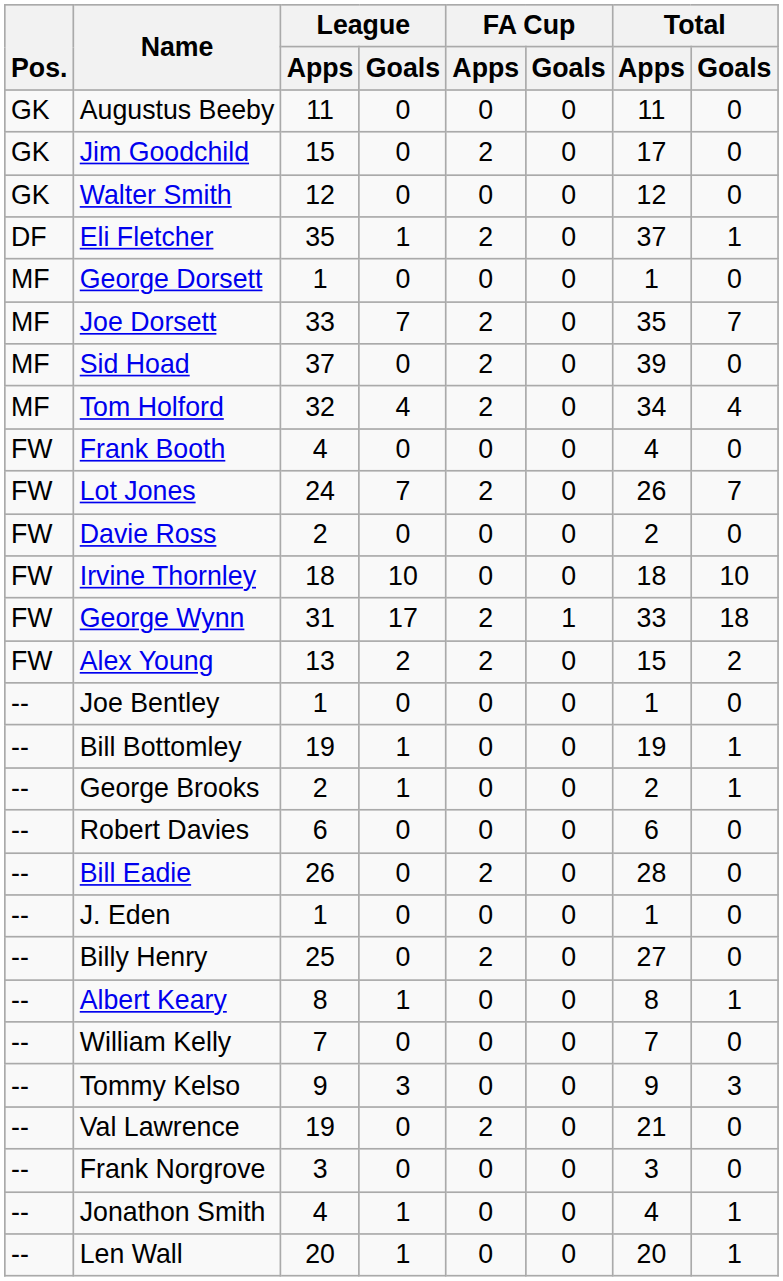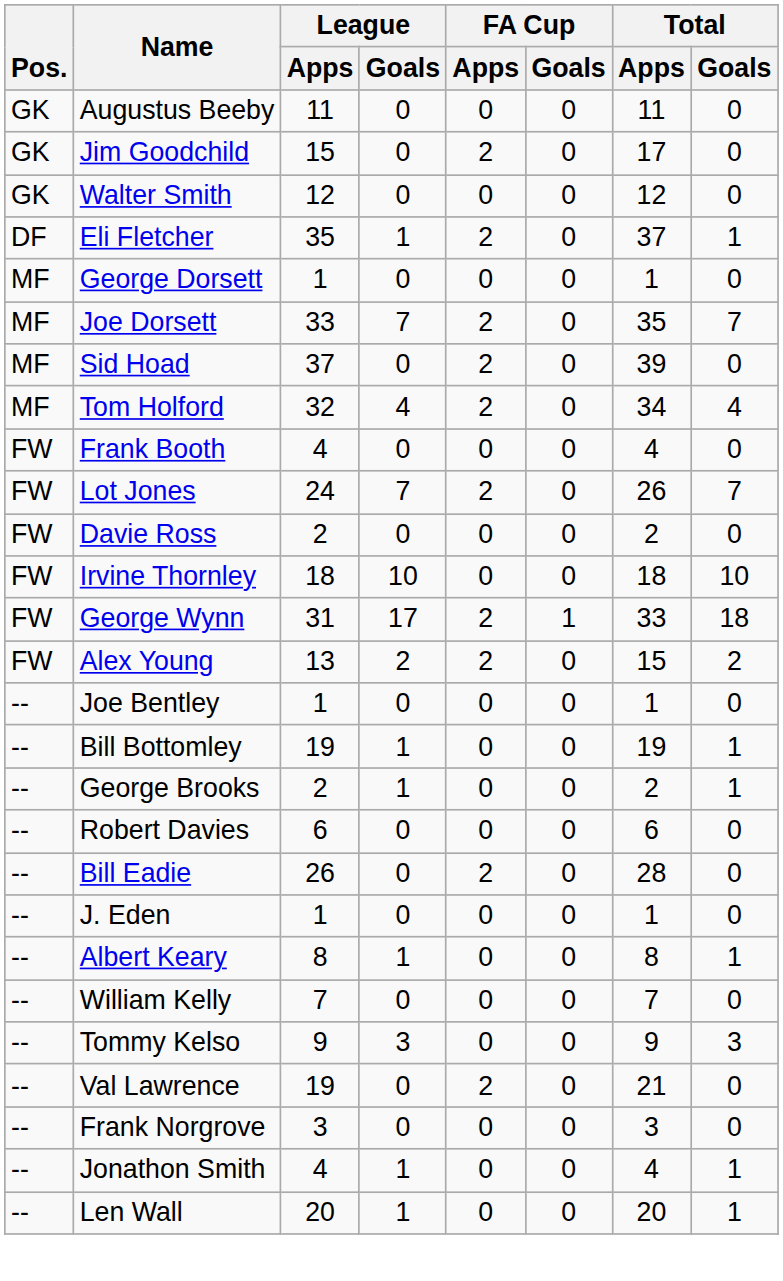- row: (144, 957)
